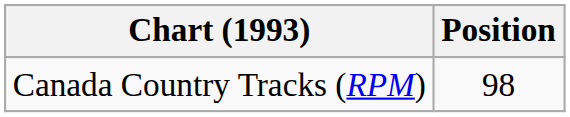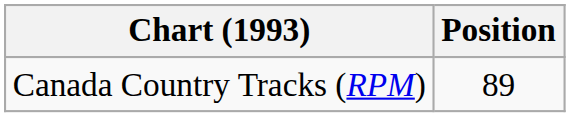(499, 83) 98 -> (499, 83) 89
